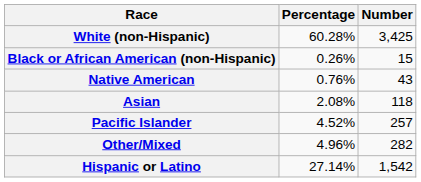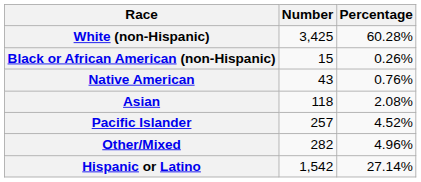columns swapped: (387, 15) <-> (319, 15)
